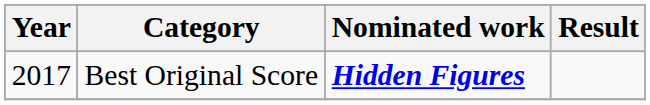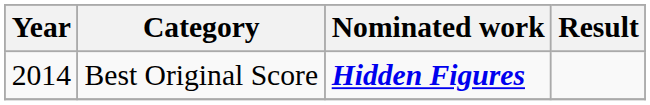(41, 74) 2017 -> (41, 74) 2014
